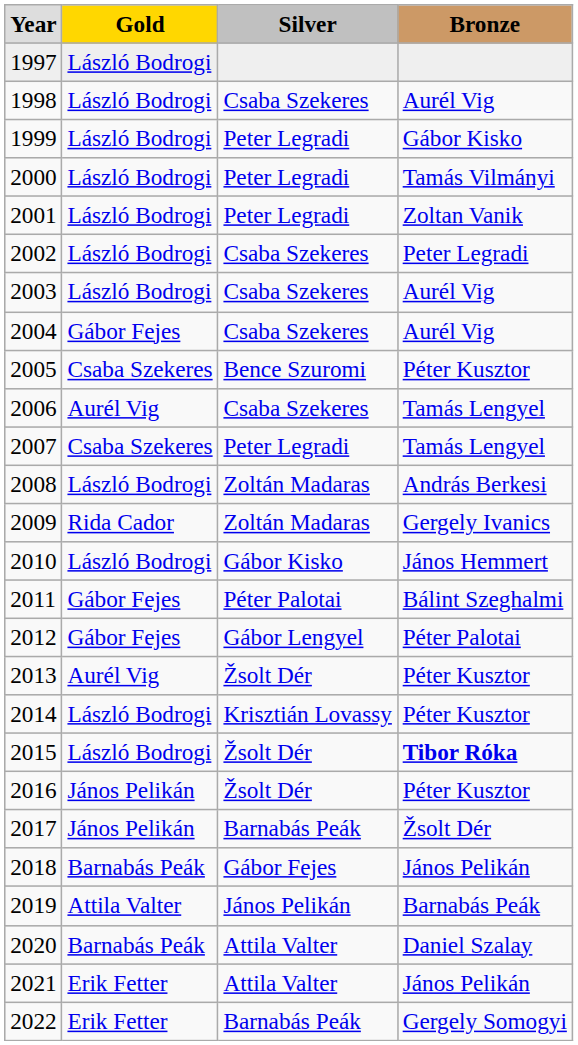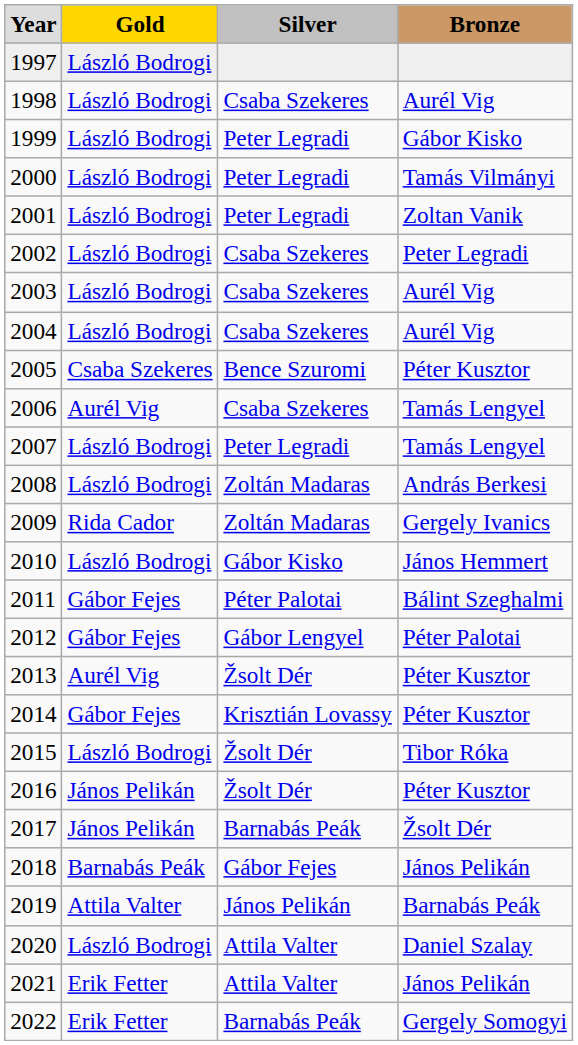(124, 330) Gábor Fejes -> (139, 330) László Bodrogi
(140, 445) Csaba Szekeres -> (139, 445) László Bodrogi
(139, 714) László Bodrogi -> (124, 714) Gábor Fejes
(460, 752) bold -> (456, 752) normal
(136, 944) Barnabás Peák -> (139, 944) László Bodrogi
